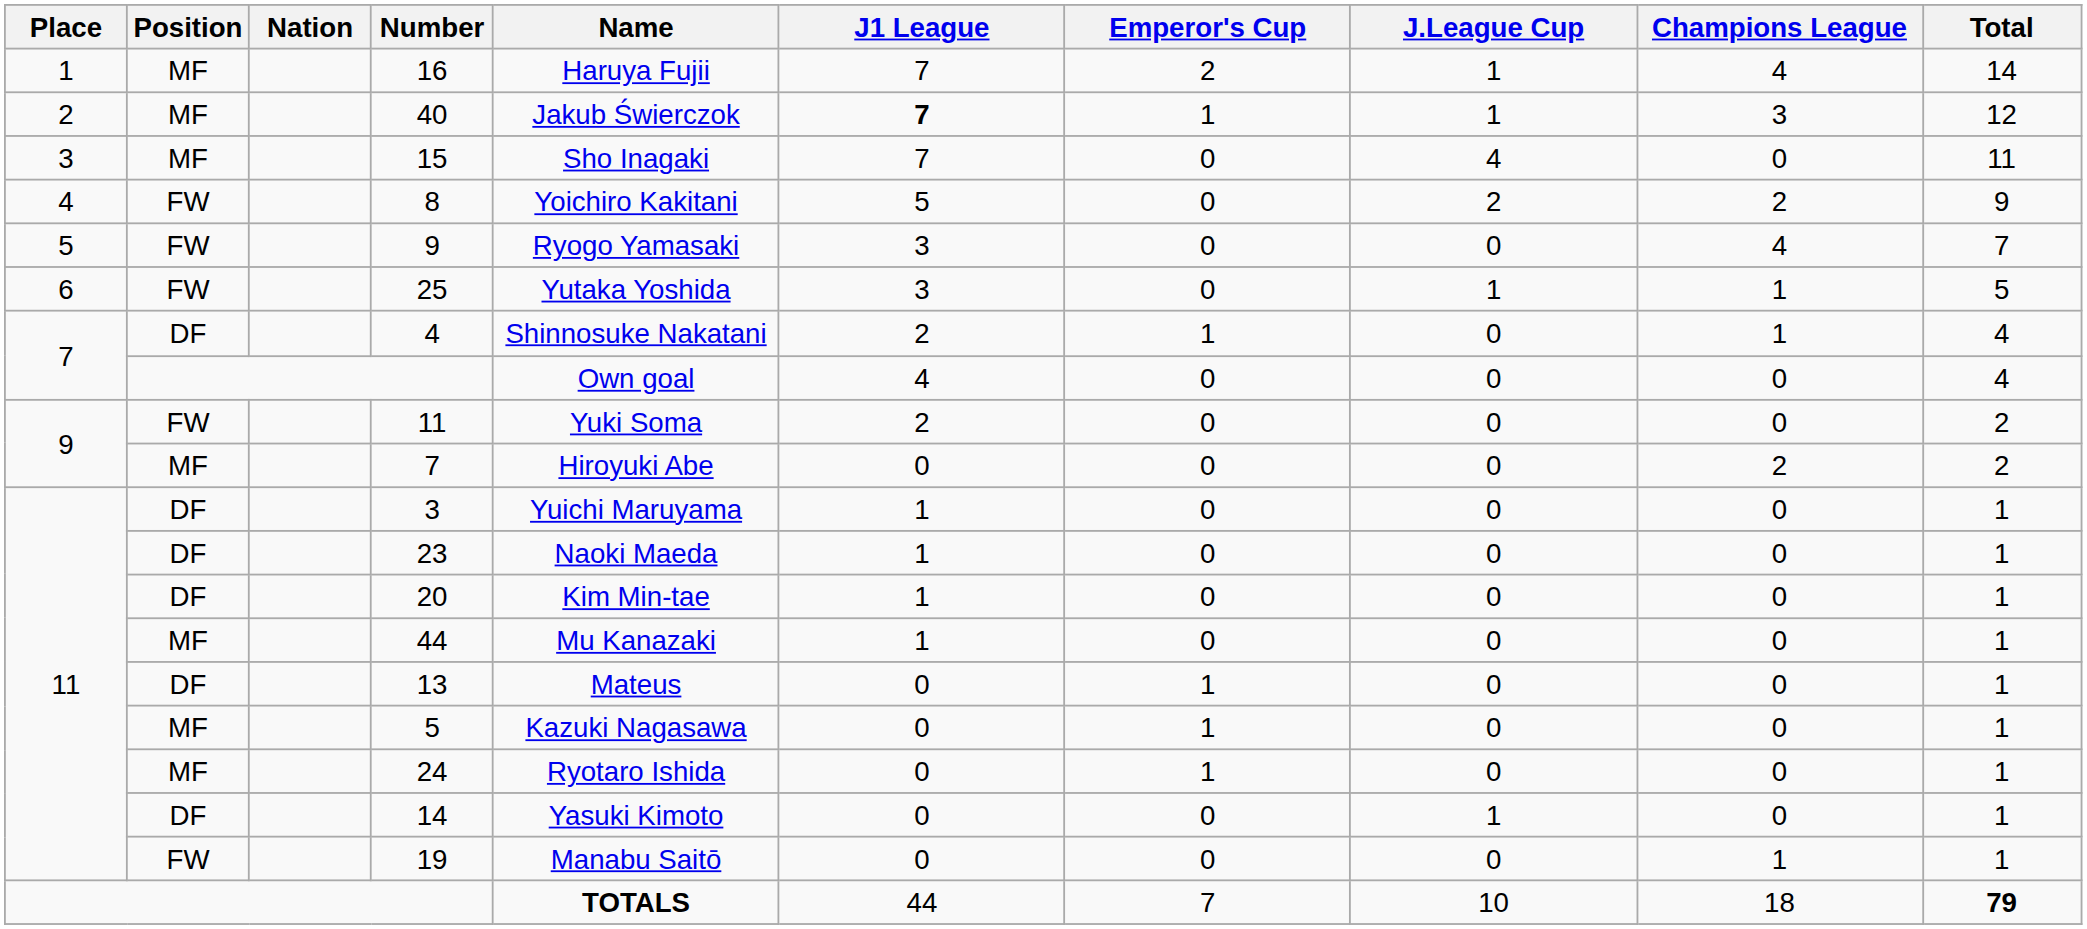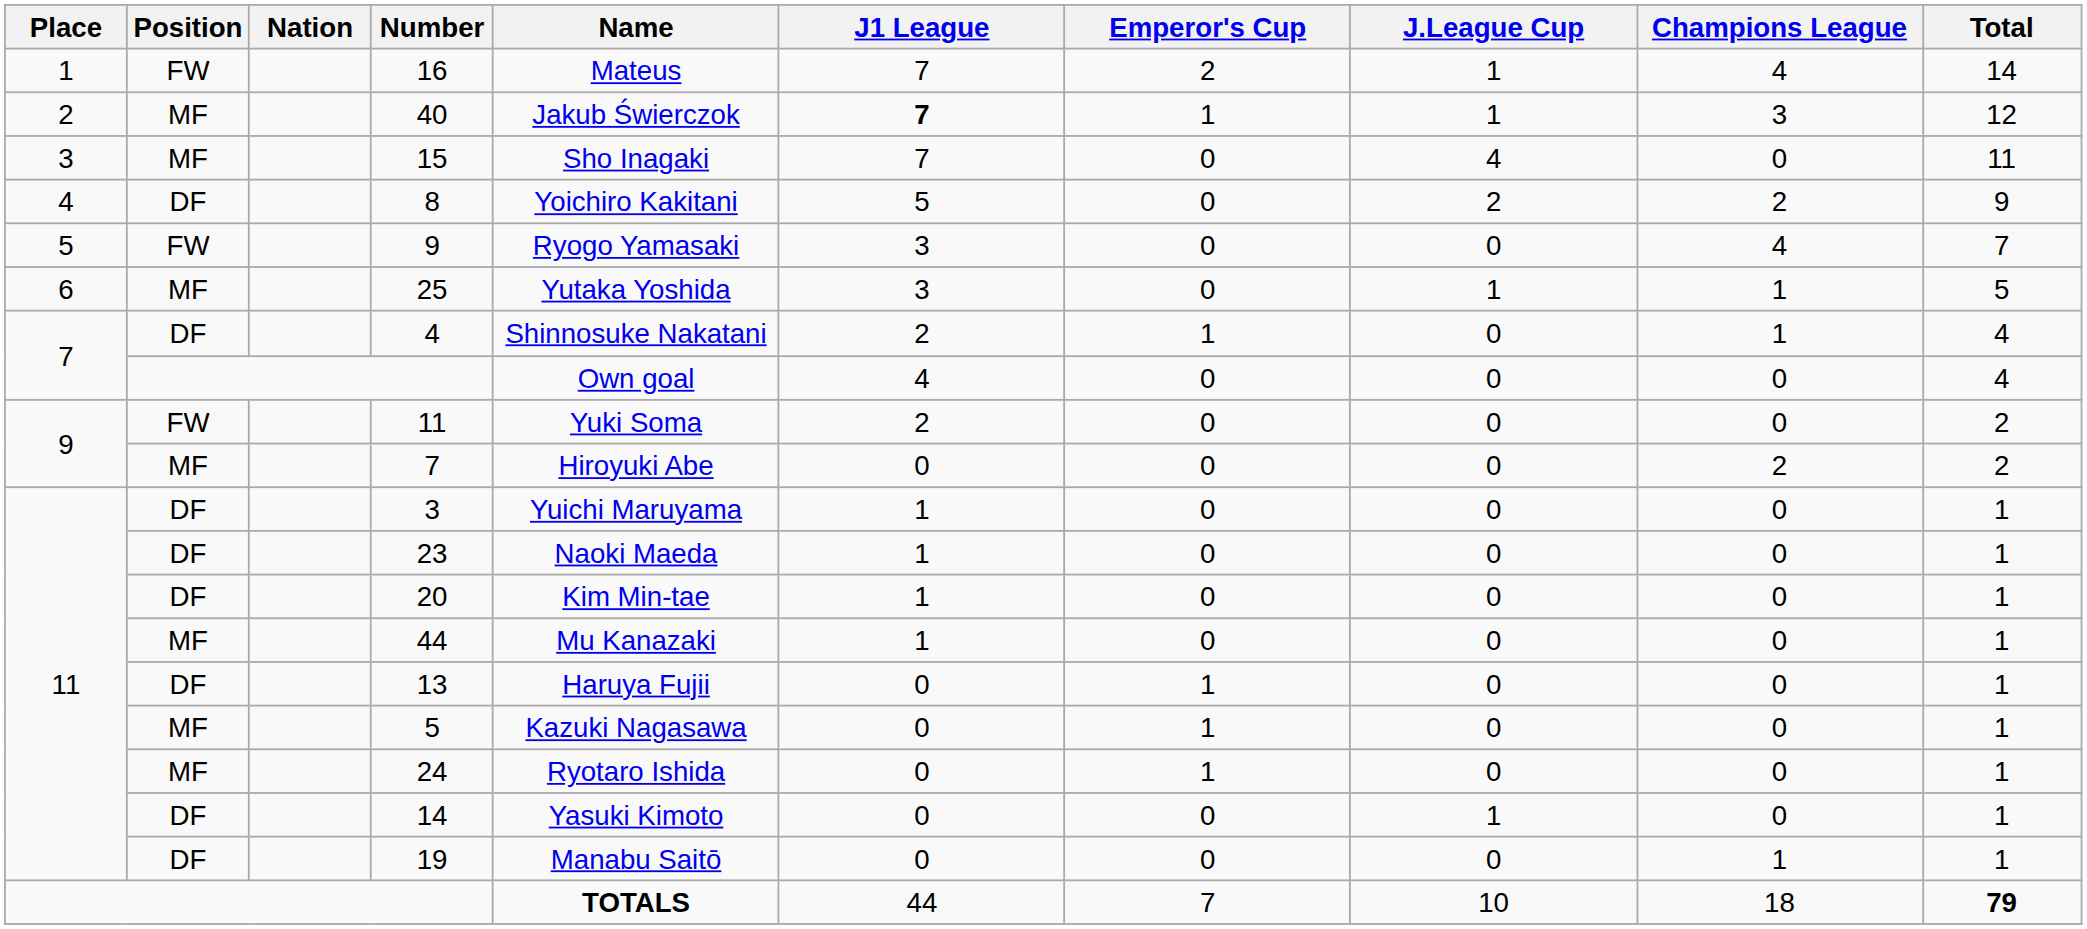(188, 71) MF -> (188, 71) FW
(636, 71) Haruya Fujii -> (636, 71) Mateus
(188, 202) FW -> (188, 202) DF
(188, 290) FW -> (188, 290) MF
(636, 684) Mateus -> (636, 684) Haruya Fujii
(188, 859) FW -> (188, 859) DF
